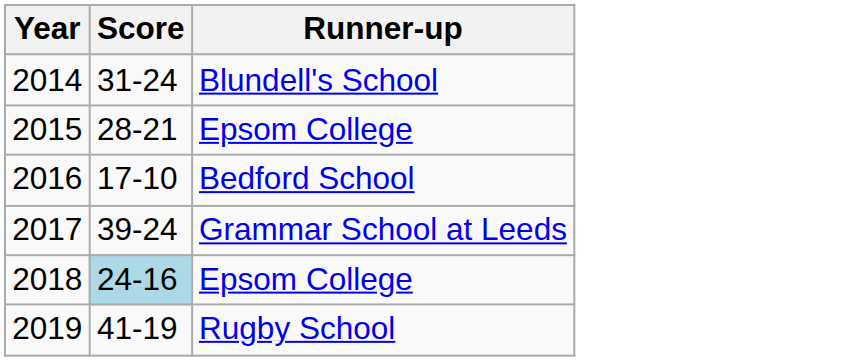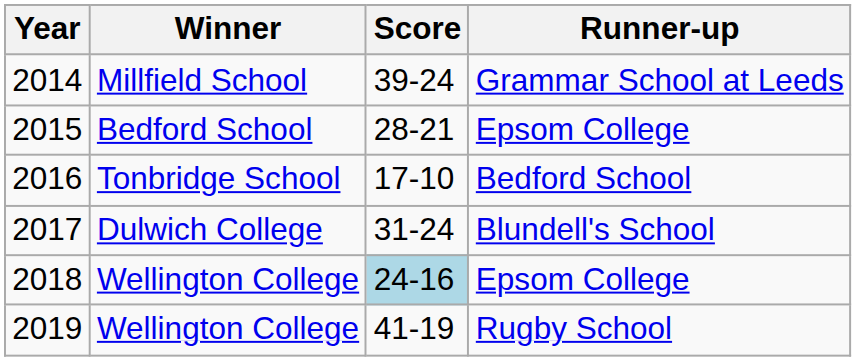+ column: (228, 29)
(137, 79) 31-24 -> (414, 79) 39-24
(319, 79) Blundell's School -> (660, 79) Grammar School at Leeds
(137, 229) 39-24 -> (414, 229) 31-24
(383, 229) Grammar School at Leeds -> (595, 229) Blundell's School
